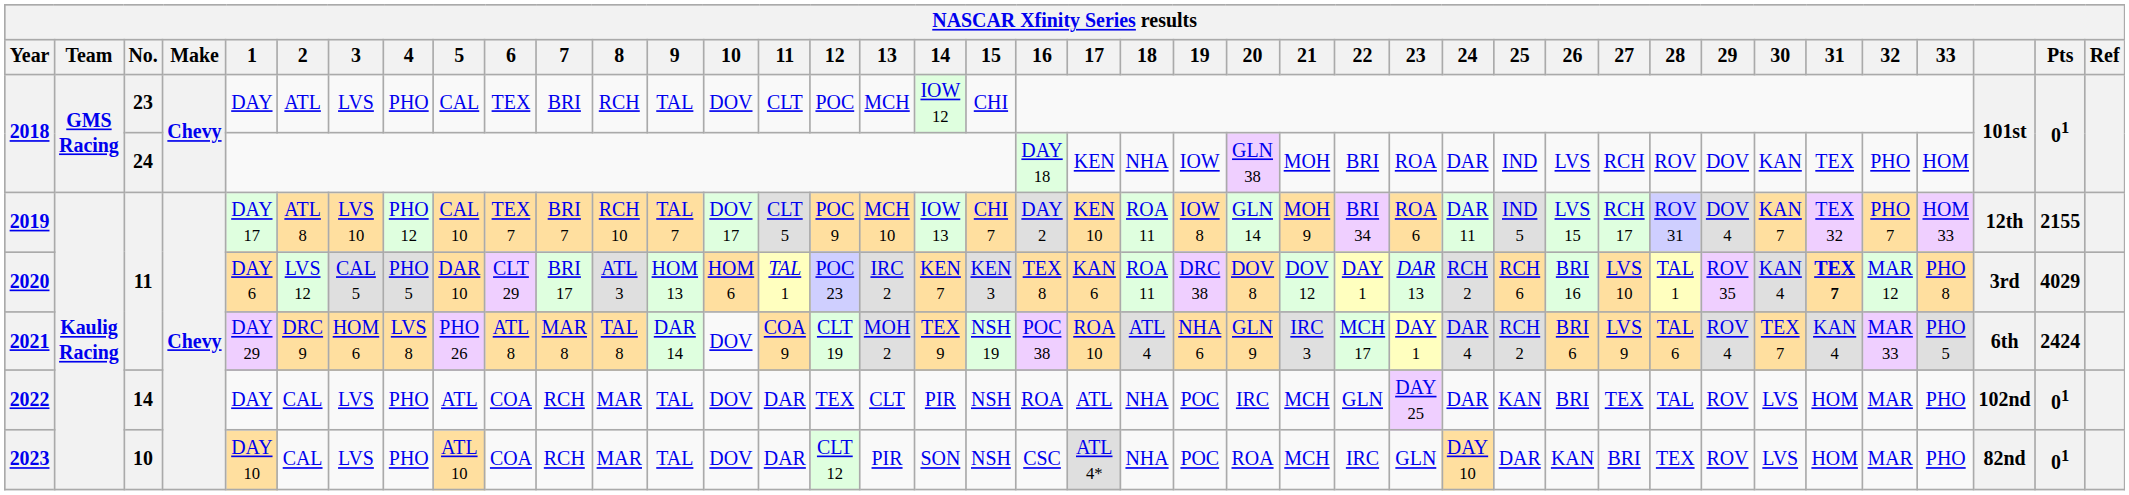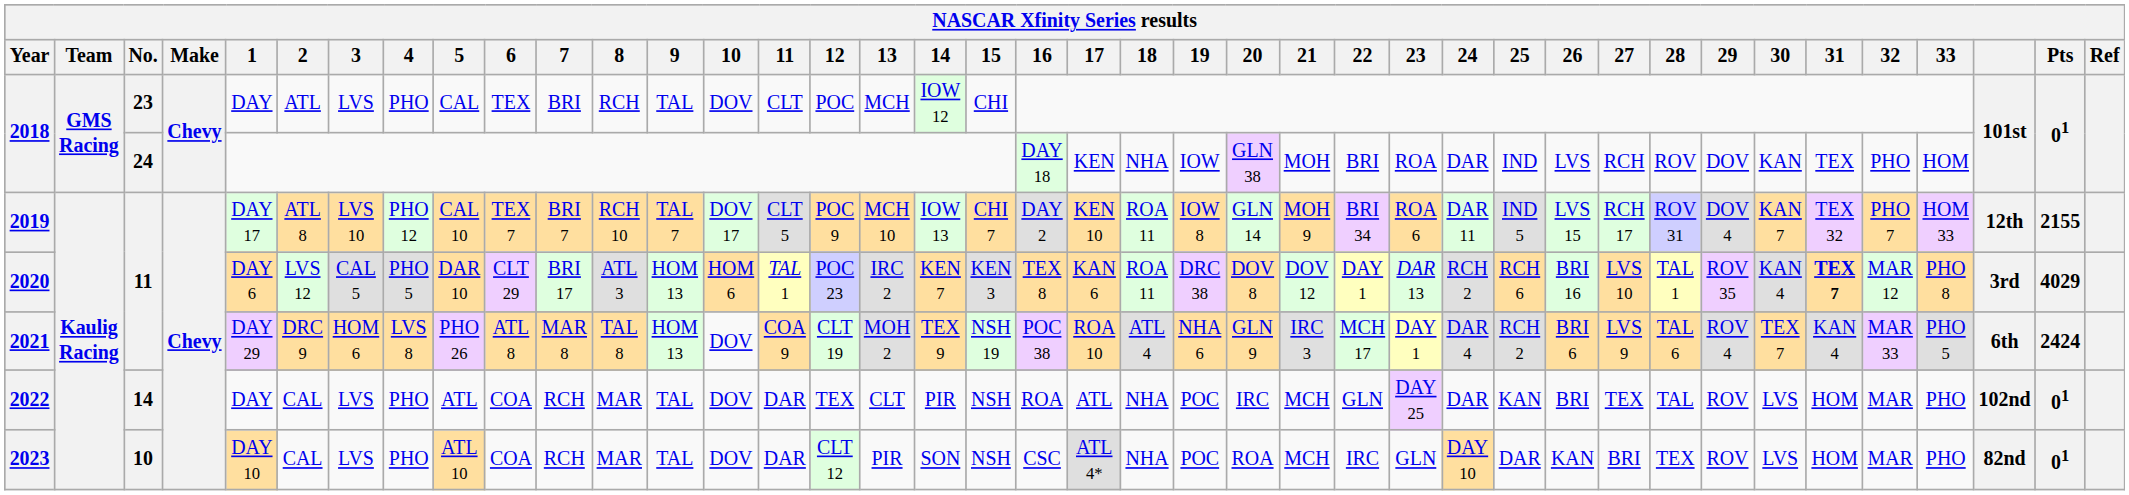(675, 339) DAR 14 -> (675, 339) HOM 13
